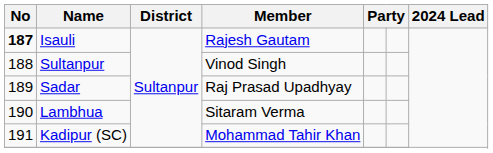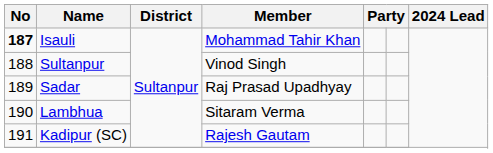(257, 40) Rajesh Gautam -> (283, 40) Mohammad Tahir Khan
(283, 135) Mohammad Tahir Khan -> (257, 135) Rajesh Gautam
